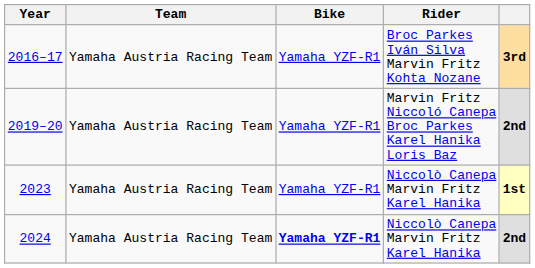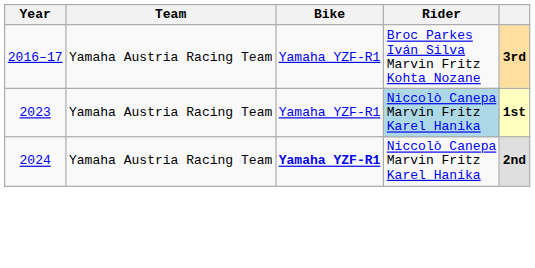- row: (35, 127)
(442, 190) no background -> (442, 113) lightblue background
